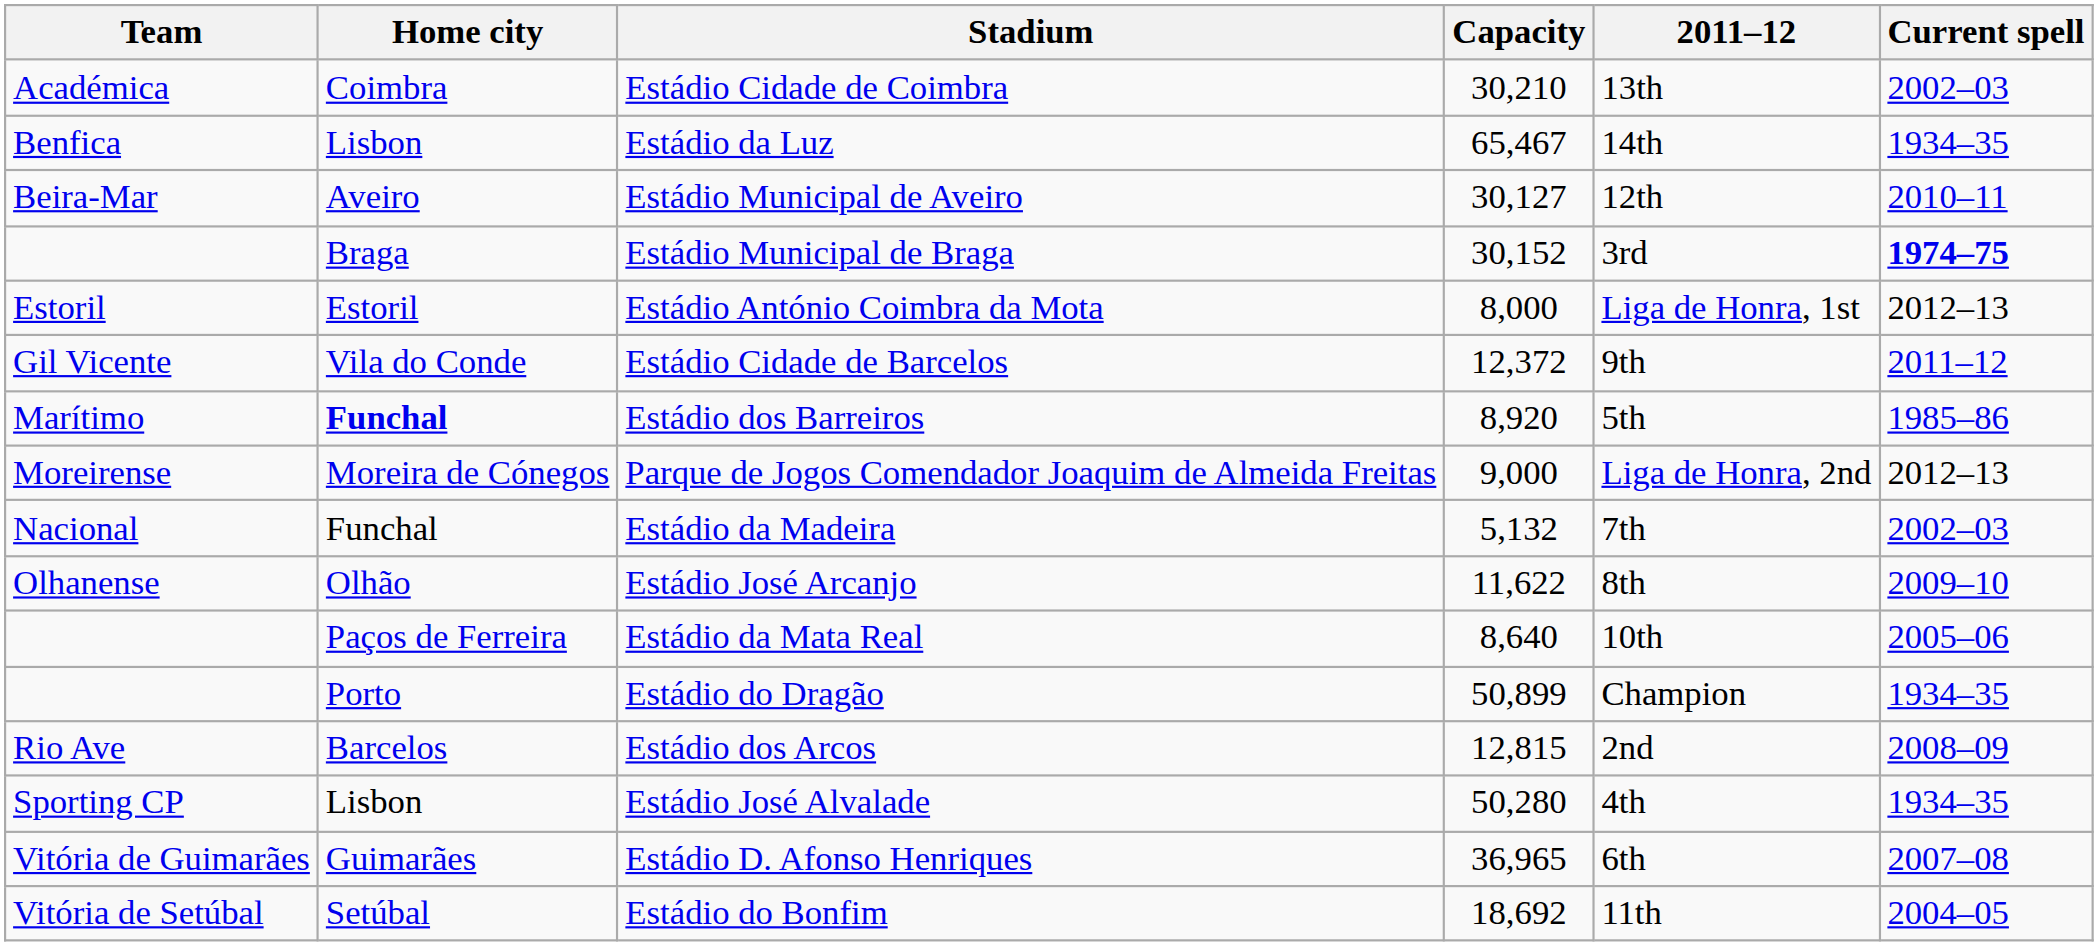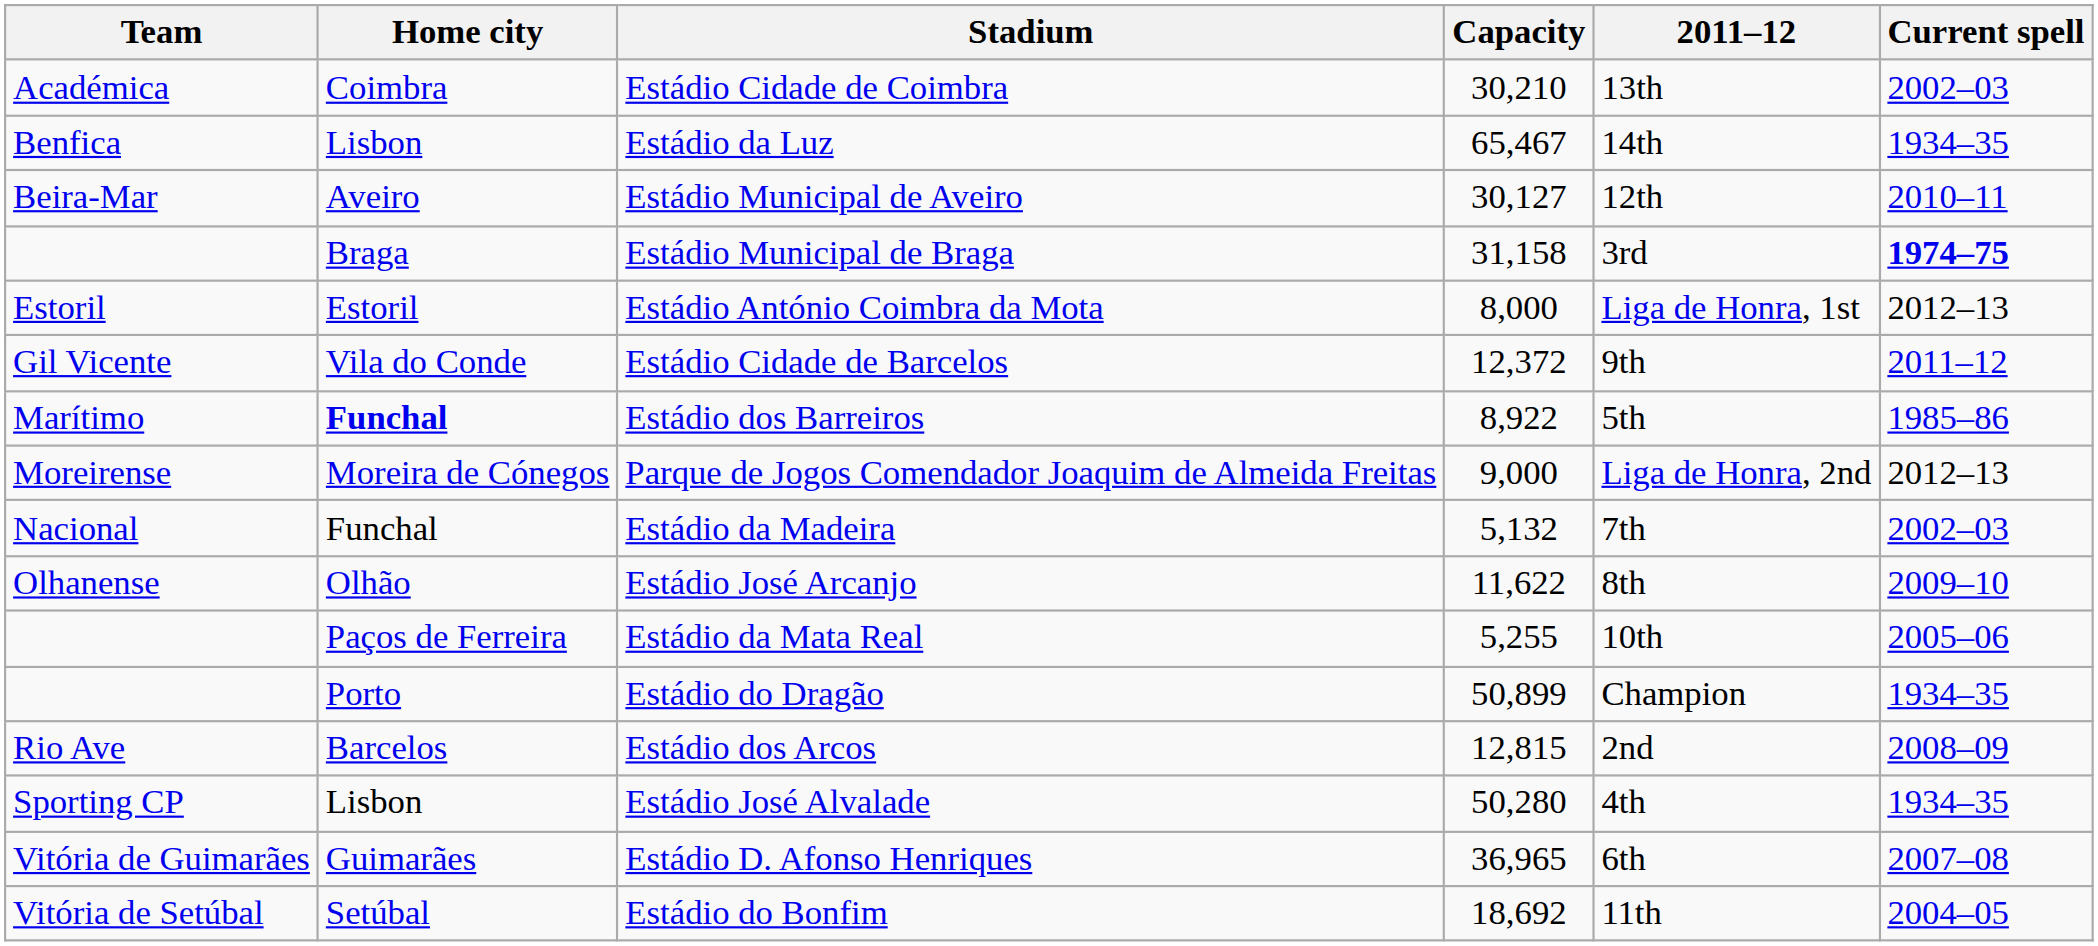(1519, 252) 30,152 -> (1519, 252) 31,158
(1519, 417) 8,920 -> (1519, 417) 8,922
(1519, 637) 8,640 -> (1519, 637) 5,255
